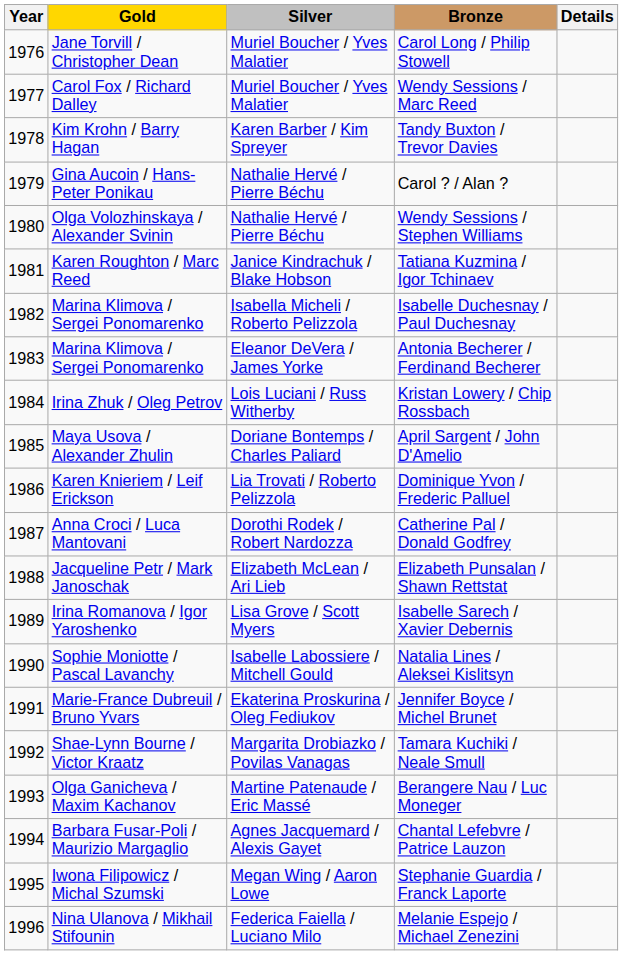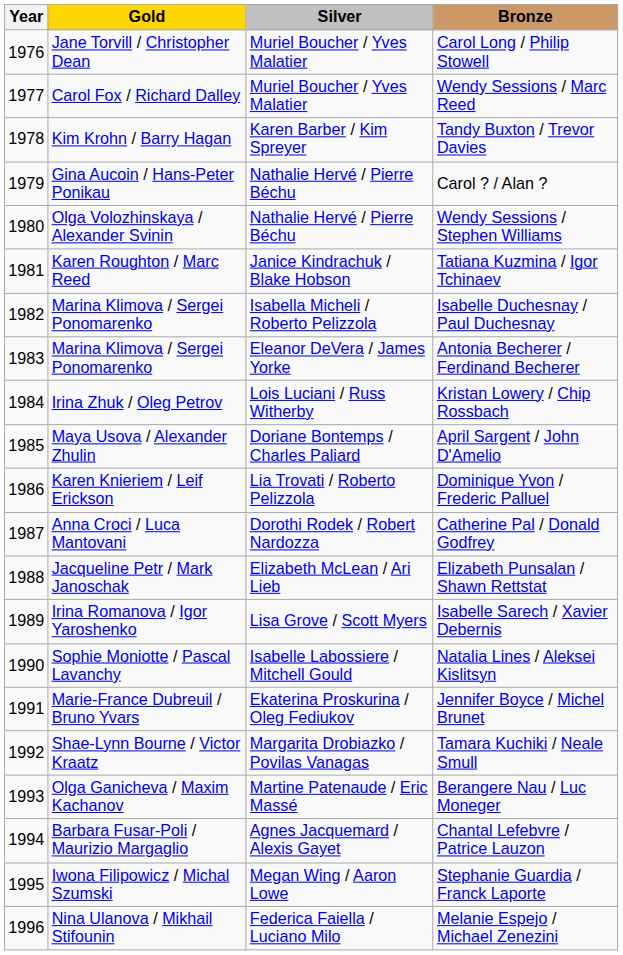- column: (587, 17)
